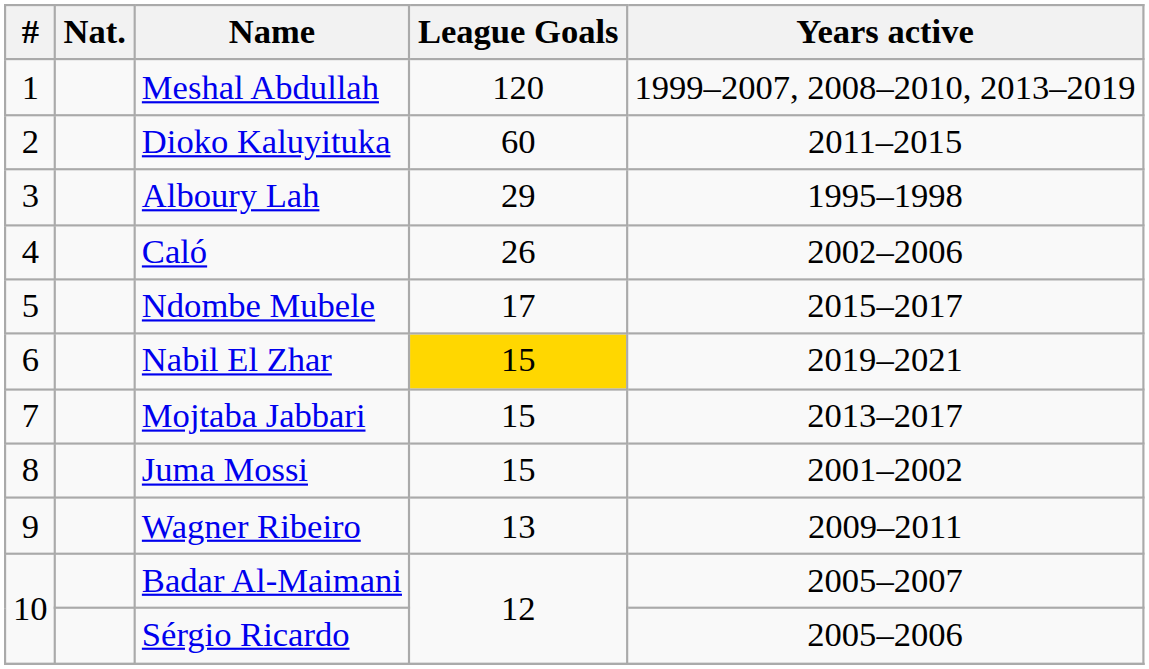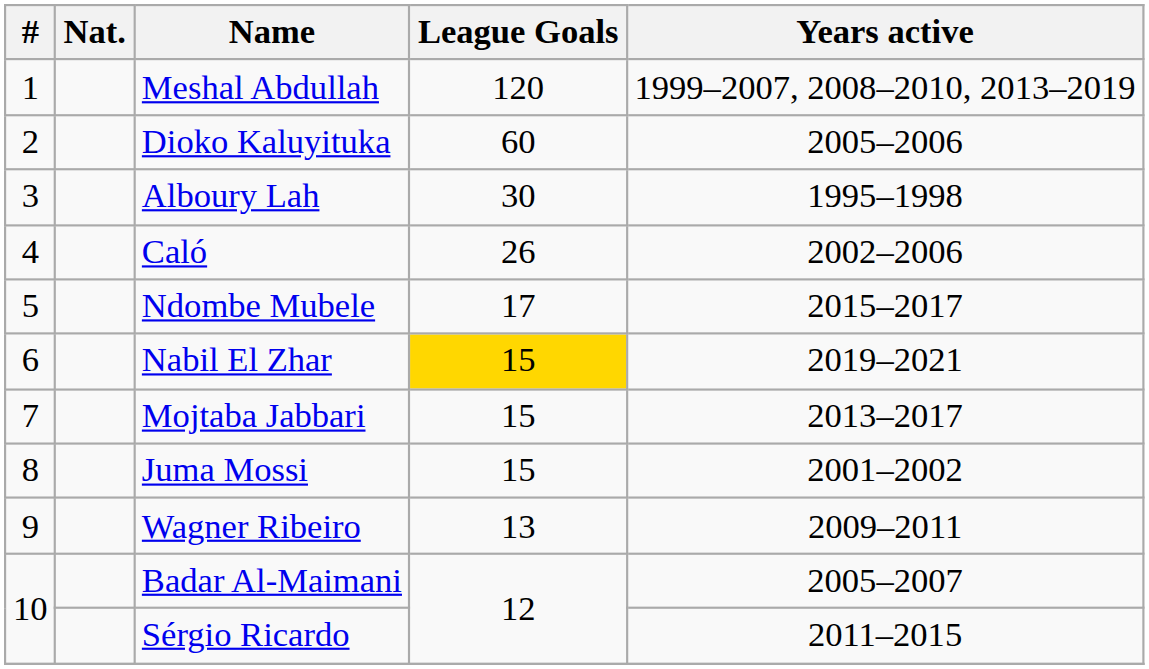(885, 141) 2011–2015 -> (885, 141) 2005–2006
(518, 196) 29 -> (518, 196) 30
(885, 634) 2005–2006 -> (885, 634) 2011–2015
